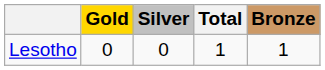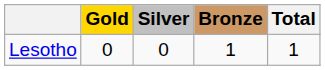columns swapped: (283, 19) <-> (220, 19)
